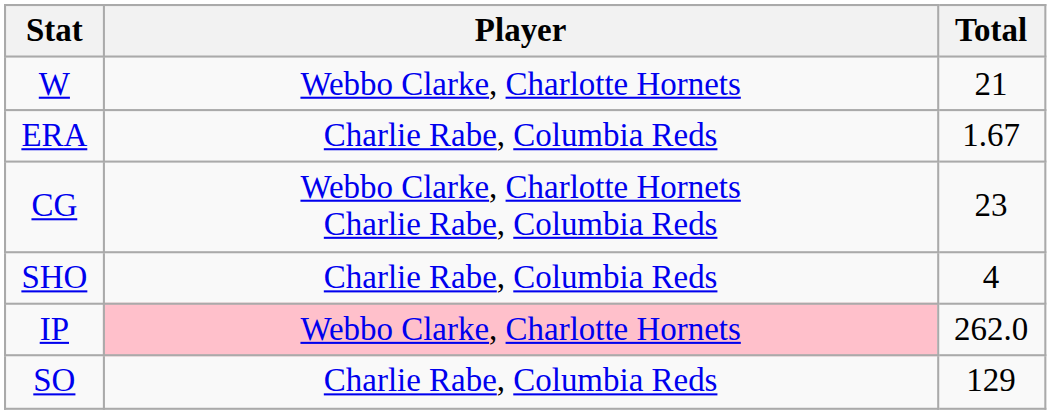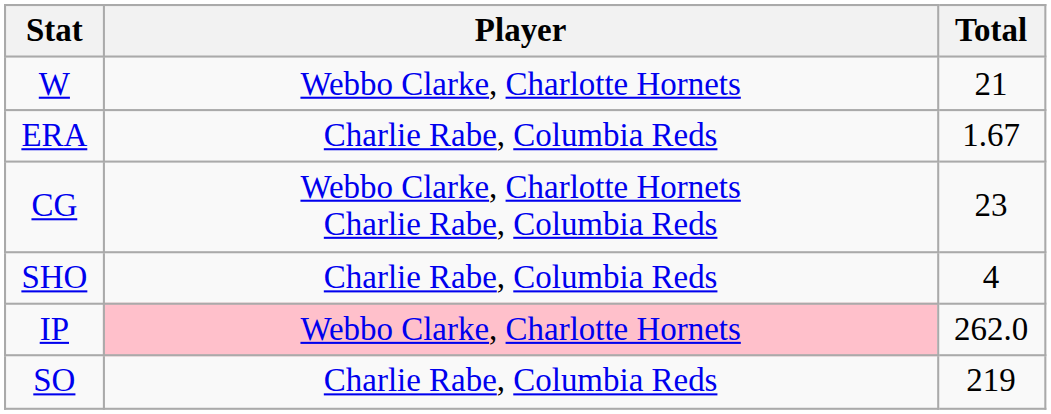(991, 381) 129 -> (991, 381) 219
